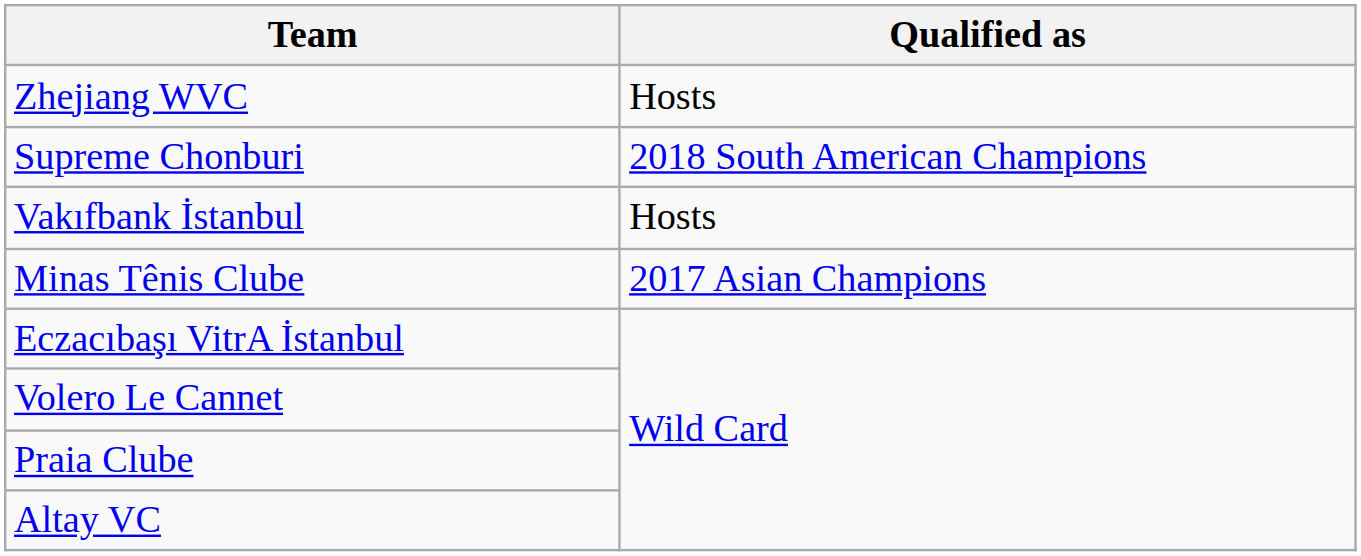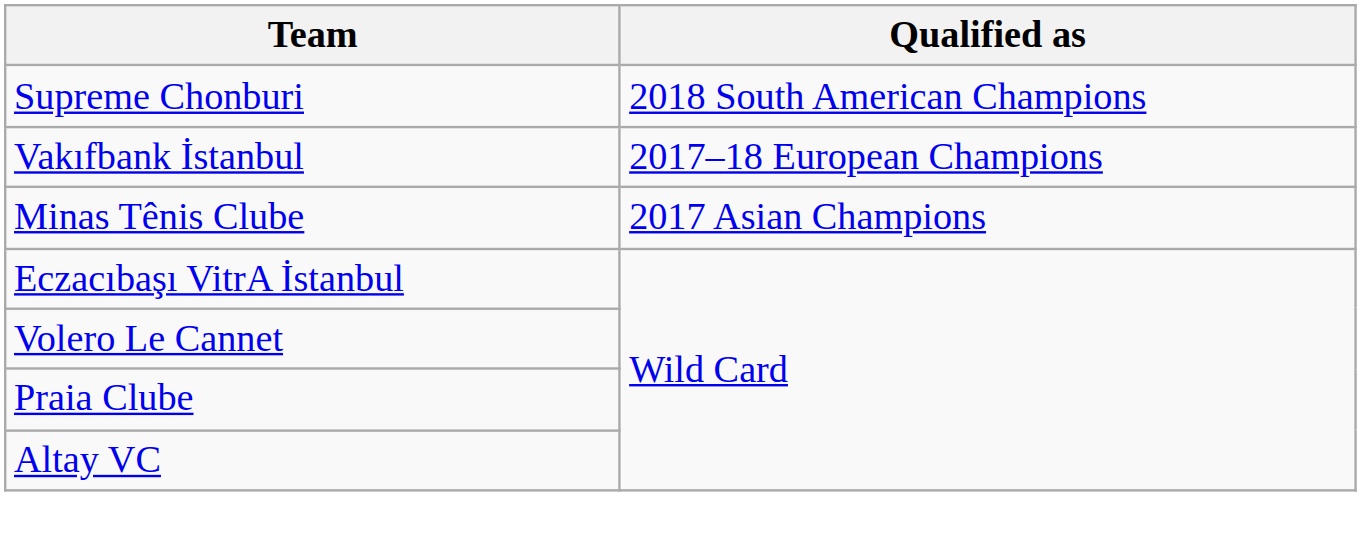- row: (131, 95)
(673, 216) Hosts -> (866, 156) 2017–18 European Champions
